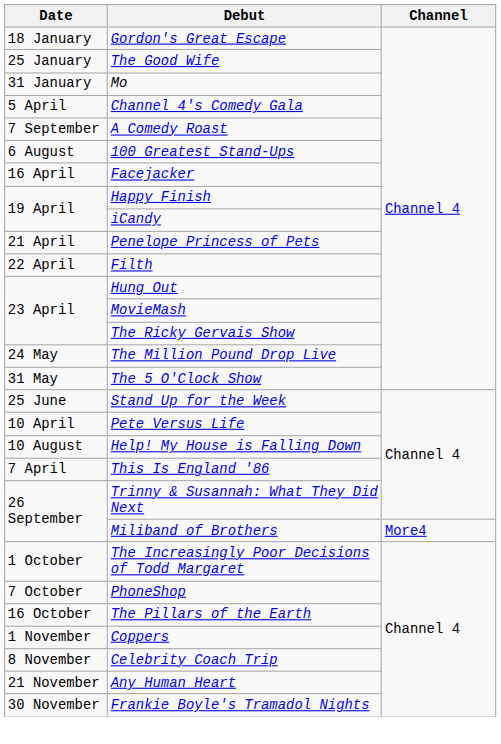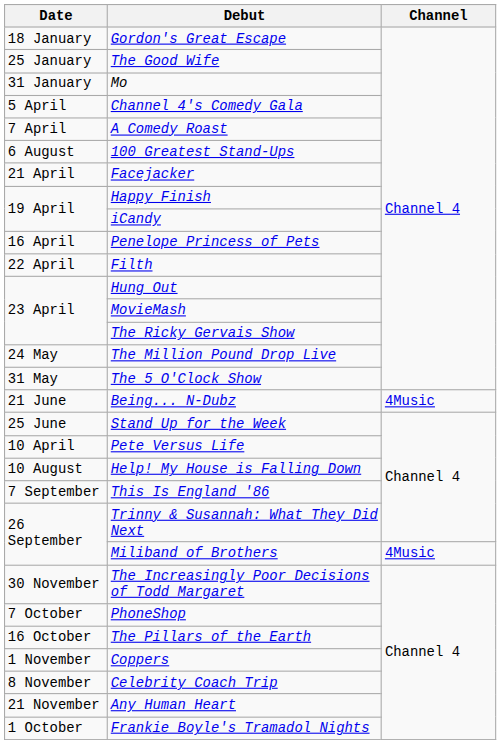(54, 129) 7 September -> (37, 129) 7 April
(41, 175) 16 April -> (41, 175) 21 April
(41, 243) 21 April -> (41, 243) 16 April
+ row: (173, 401)
(37, 469) 7 April -> (54, 492) 7 September
(406, 531) More4 -> (410, 553) 4Music
(45, 561) 1 October -> (54, 584) 30 November
(54, 705) 30 November -> (45, 728) 1 October
